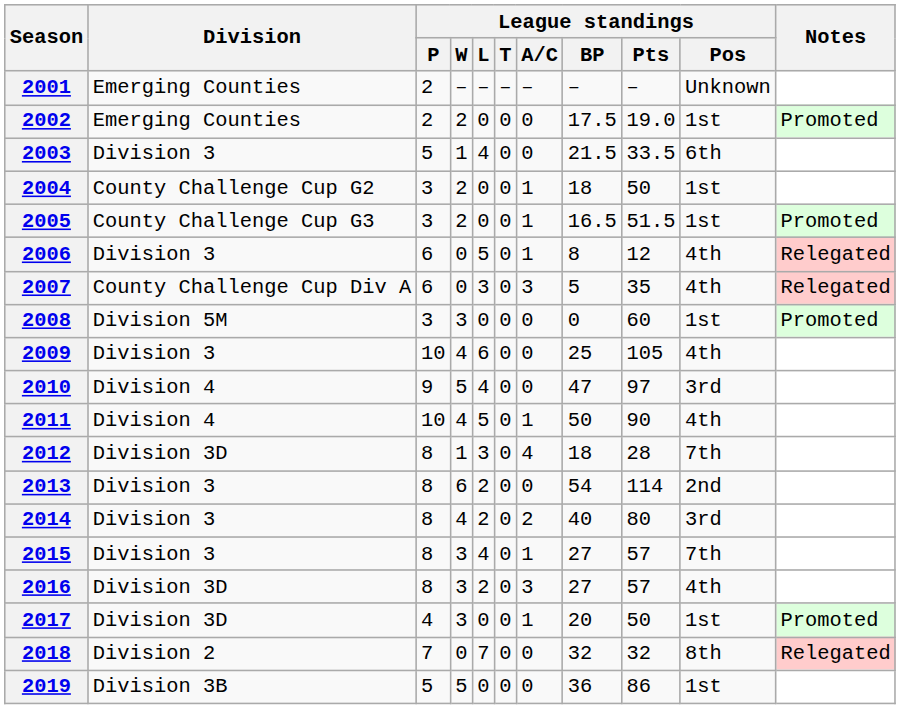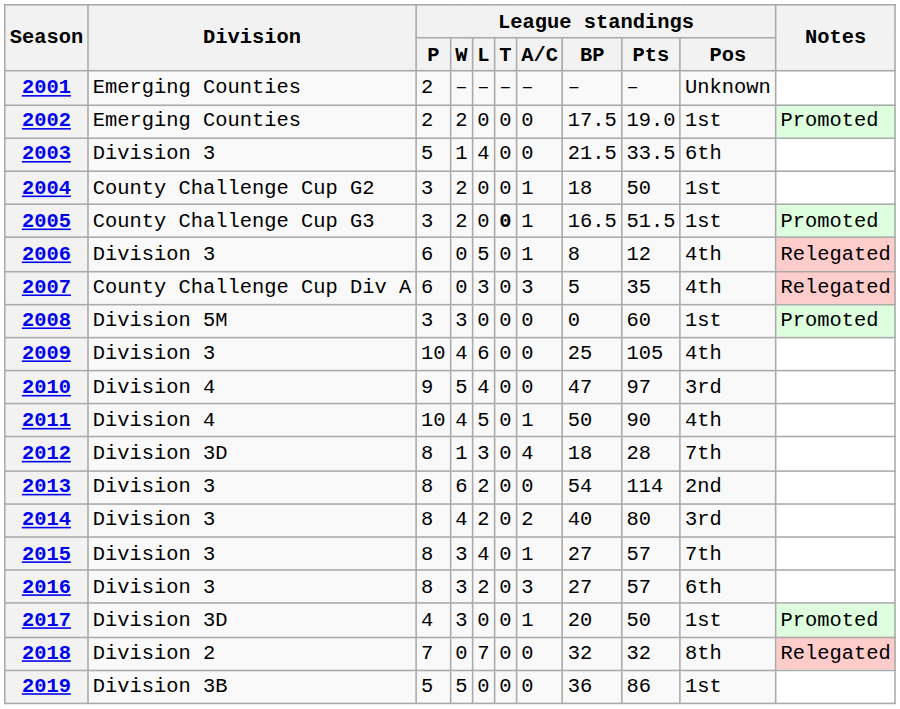(505, 221) normal -> (505, 221) bold
(160, 587) Division 3D -> (154, 587) Division 3
(703, 587) 4th -> (703, 587) 6th
